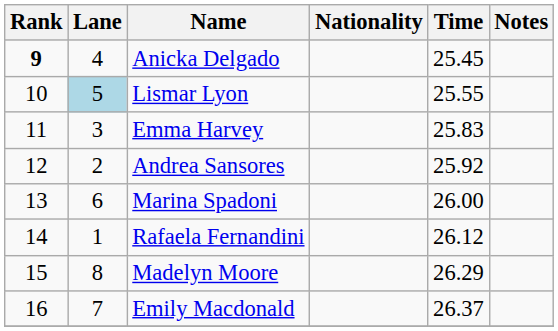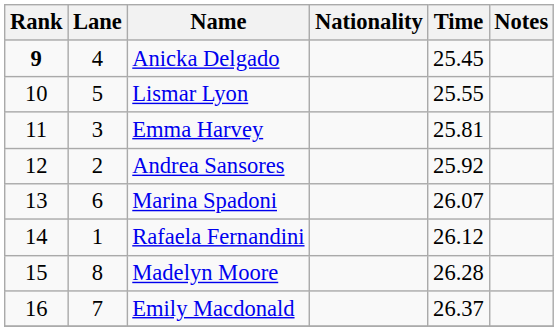(97, 93) lightblue background -> (97, 93) no background
(459, 129) 25.83 -> (459, 129) 25.81
(459, 201) 26.00 -> (459, 201) 26.07
(459, 272) 26.29 -> (459, 272) 26.28
